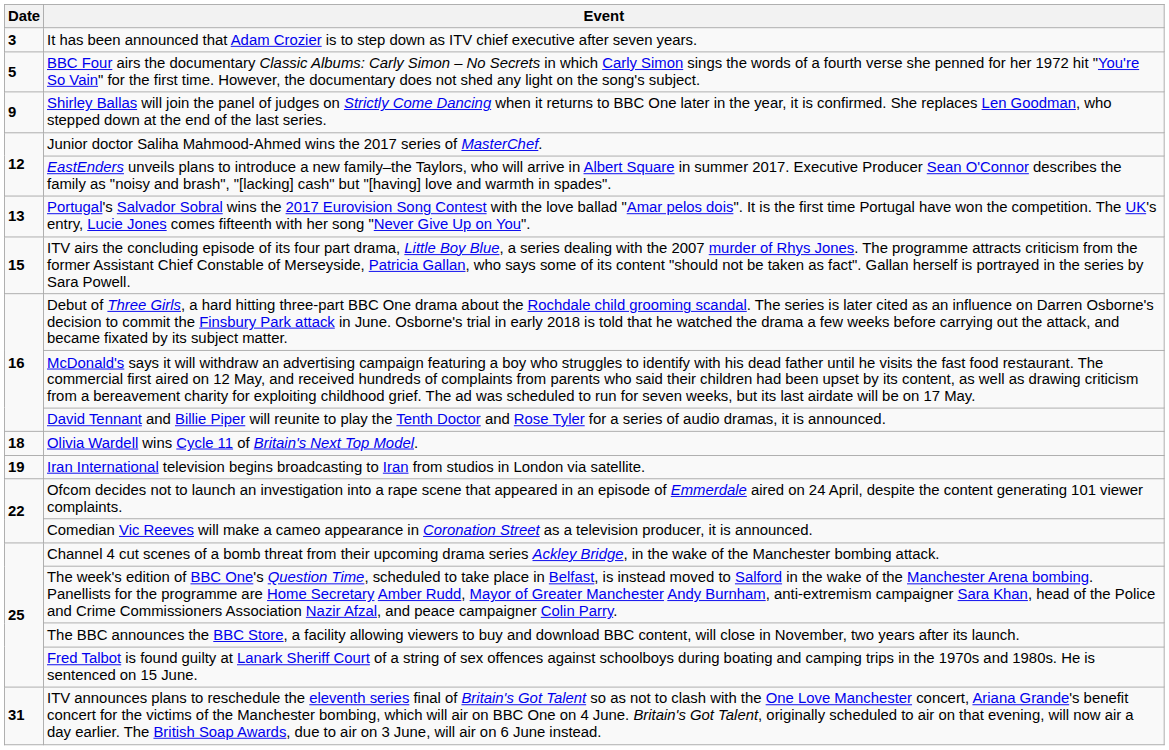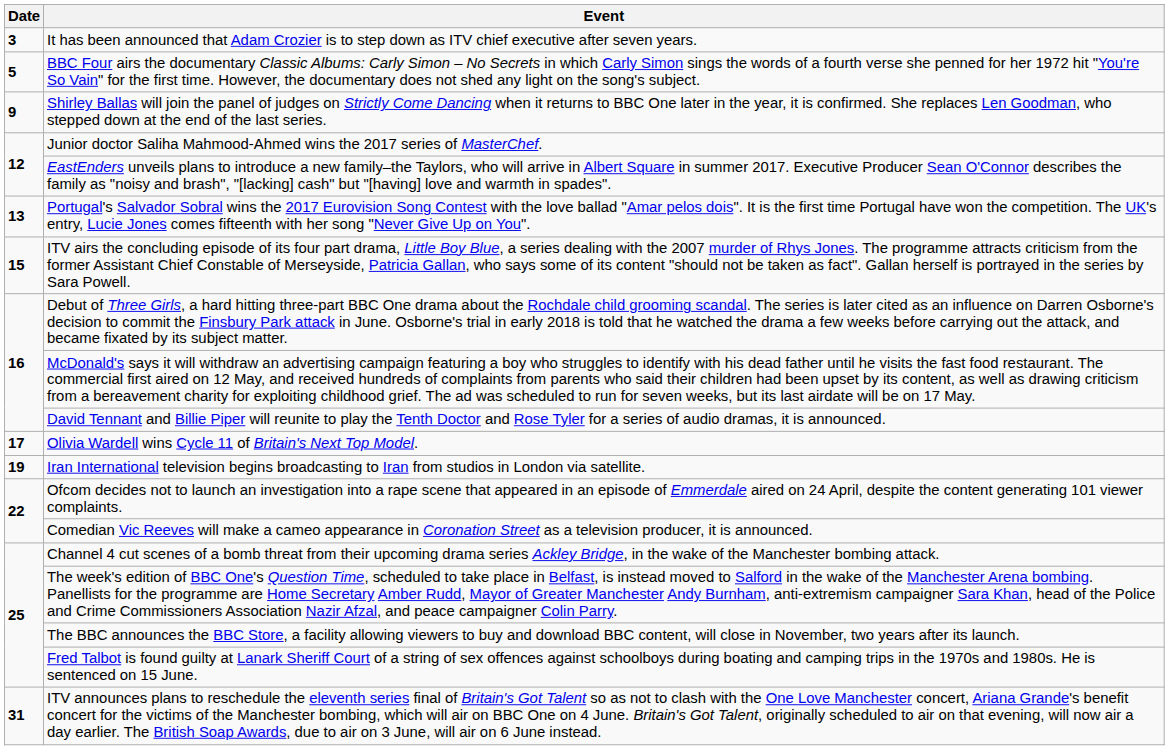(16, 443) 18 -> (16, 443) 17
